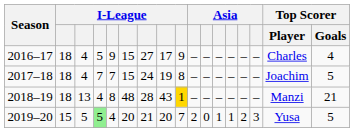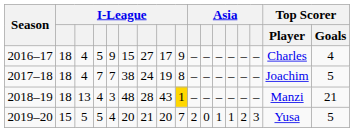(128, 76) 15 -> (128, 76) 38
(112, 96) 8 -> (112, 96) 3
(100, 117) lightgreen background -> (100, 117) no background
